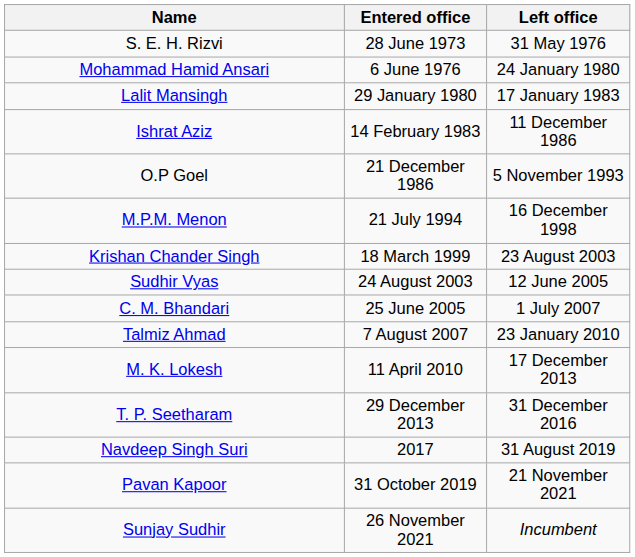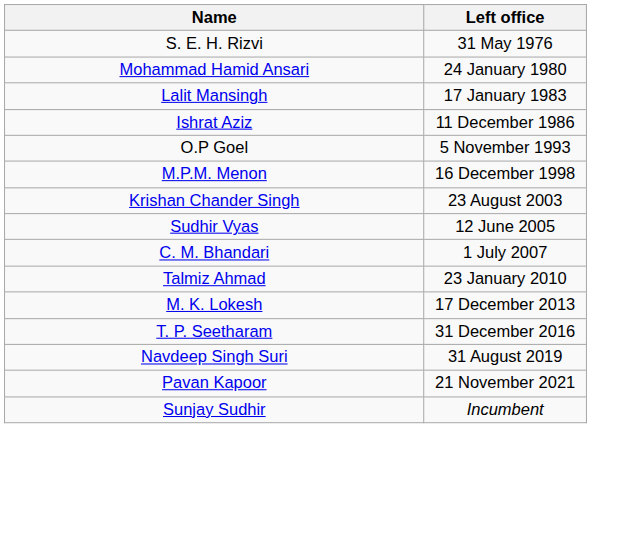- column: (415, 17)
